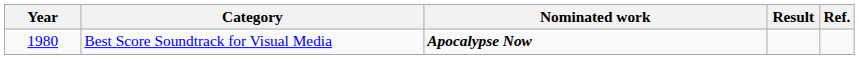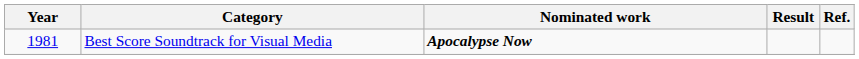(43, 41) 1980 -> (43, 41) 1981
